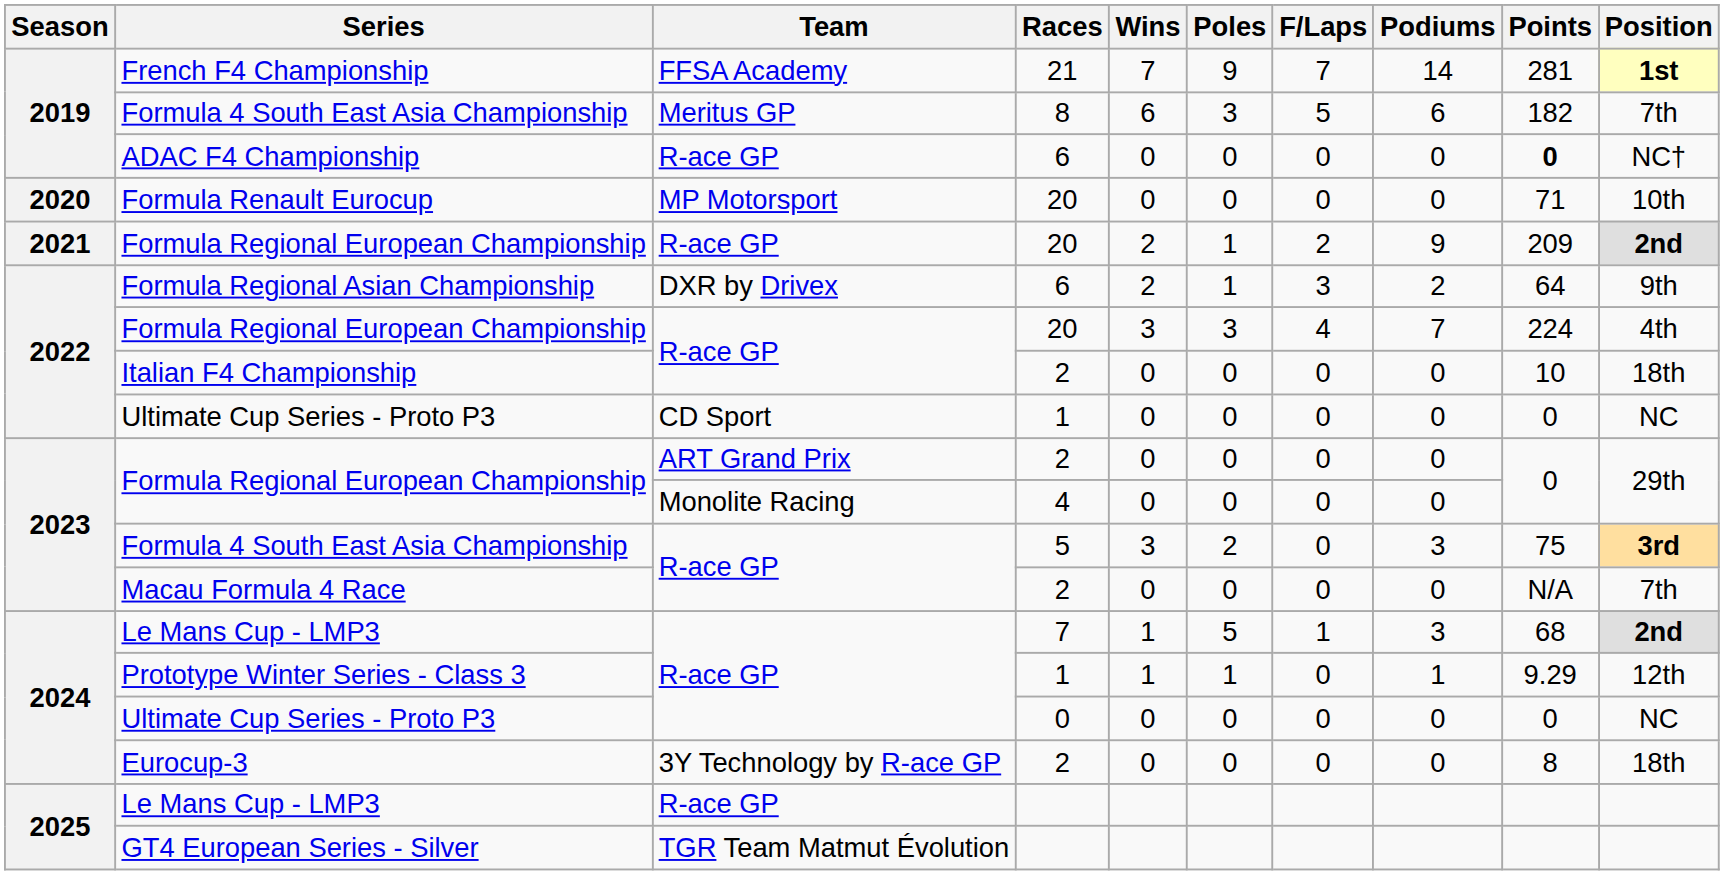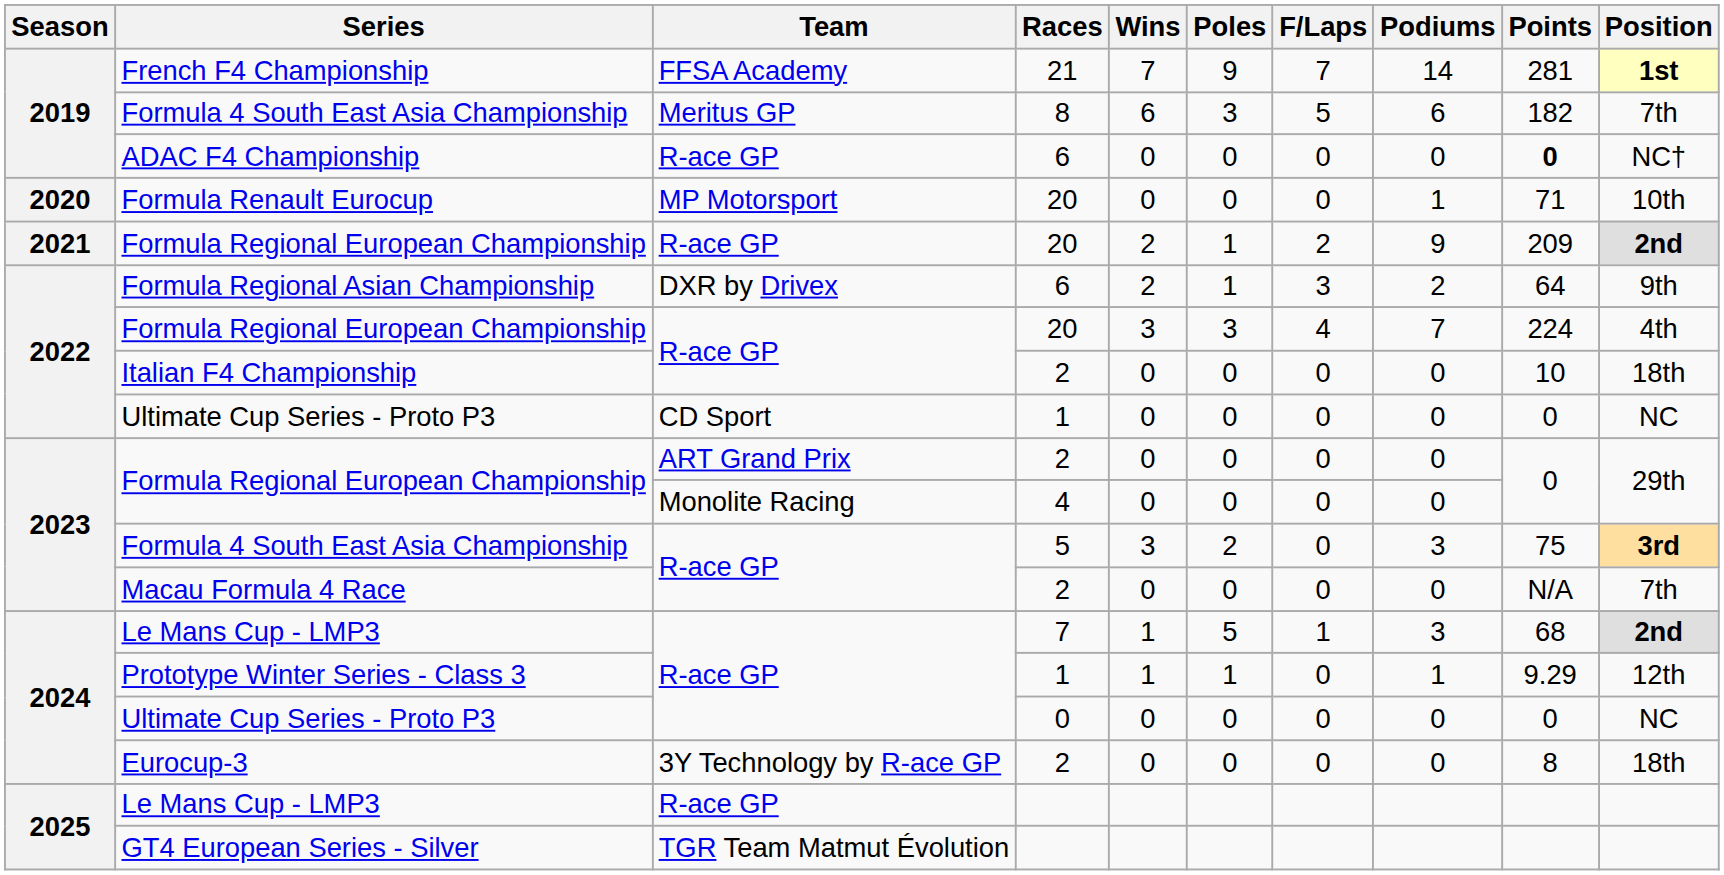(1438, 200) 0 -> (1438, 200) 1
